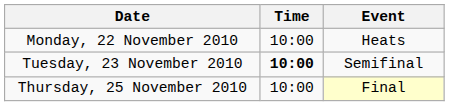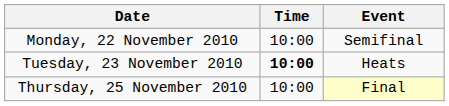(384, 40) Heats -> (384, 40) Semifinal
(384, 64) Semifinal -> (384, 64) Heats
